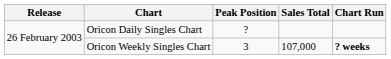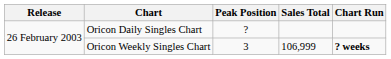(299, 46) 107,000 -> (299, 46) 106,999
